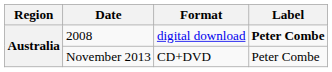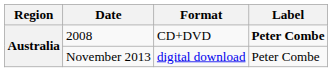(201, 35) digital download -> (184, 35) CD+DVD
(184, 56) CD+DVD -> (201, 56) digital download
